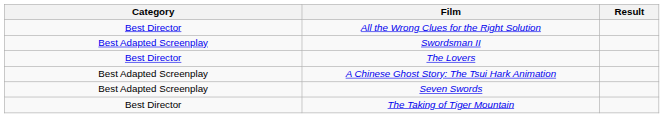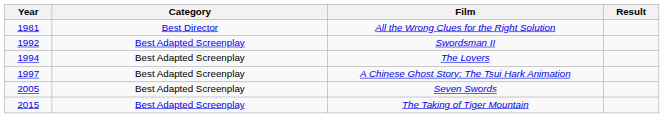+ column: (28, 12)
(153, 58) Best Director -> (190, 58) Best Adapted Screenplay
(153, 105) Best Director -> (190, 105) Best Adapted Screenplay
